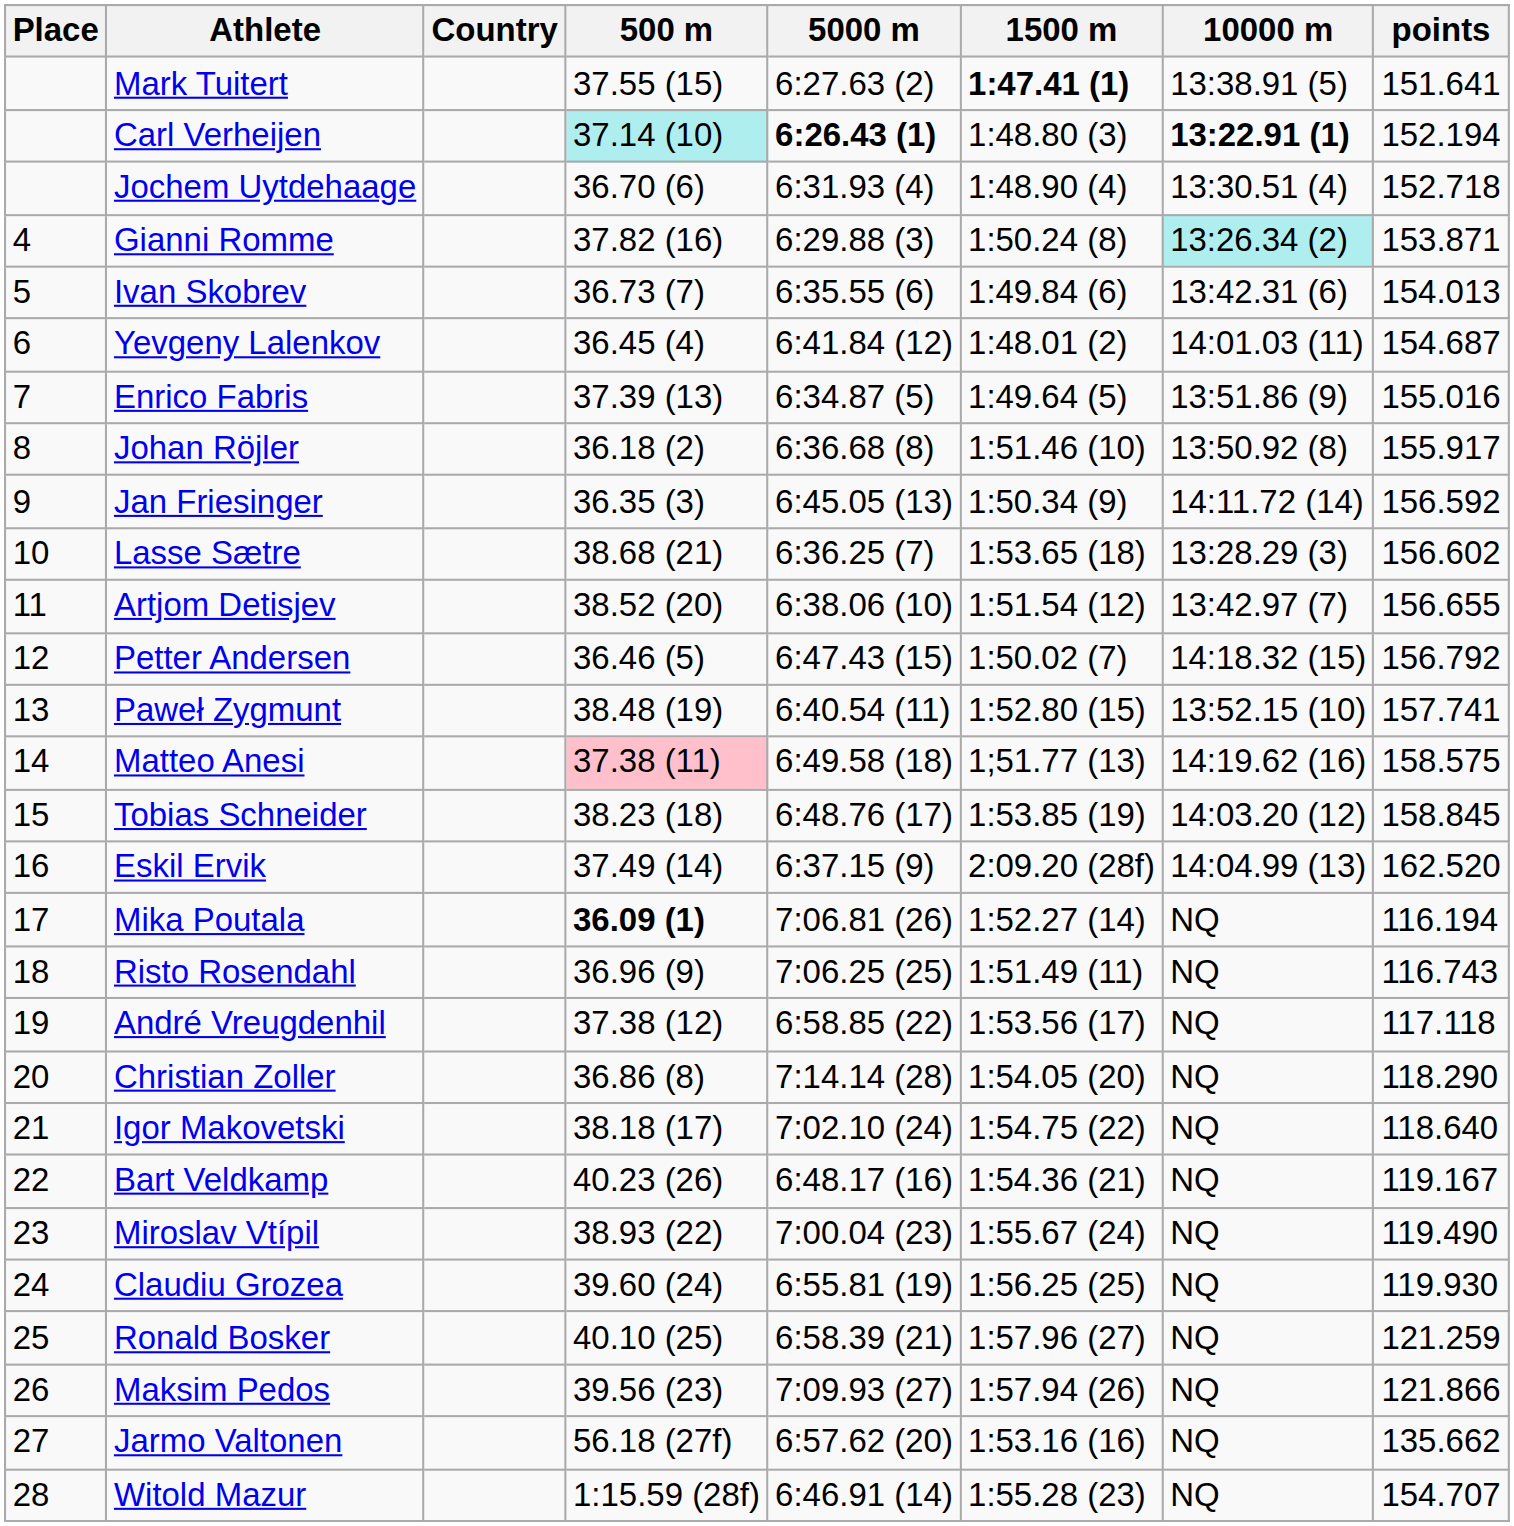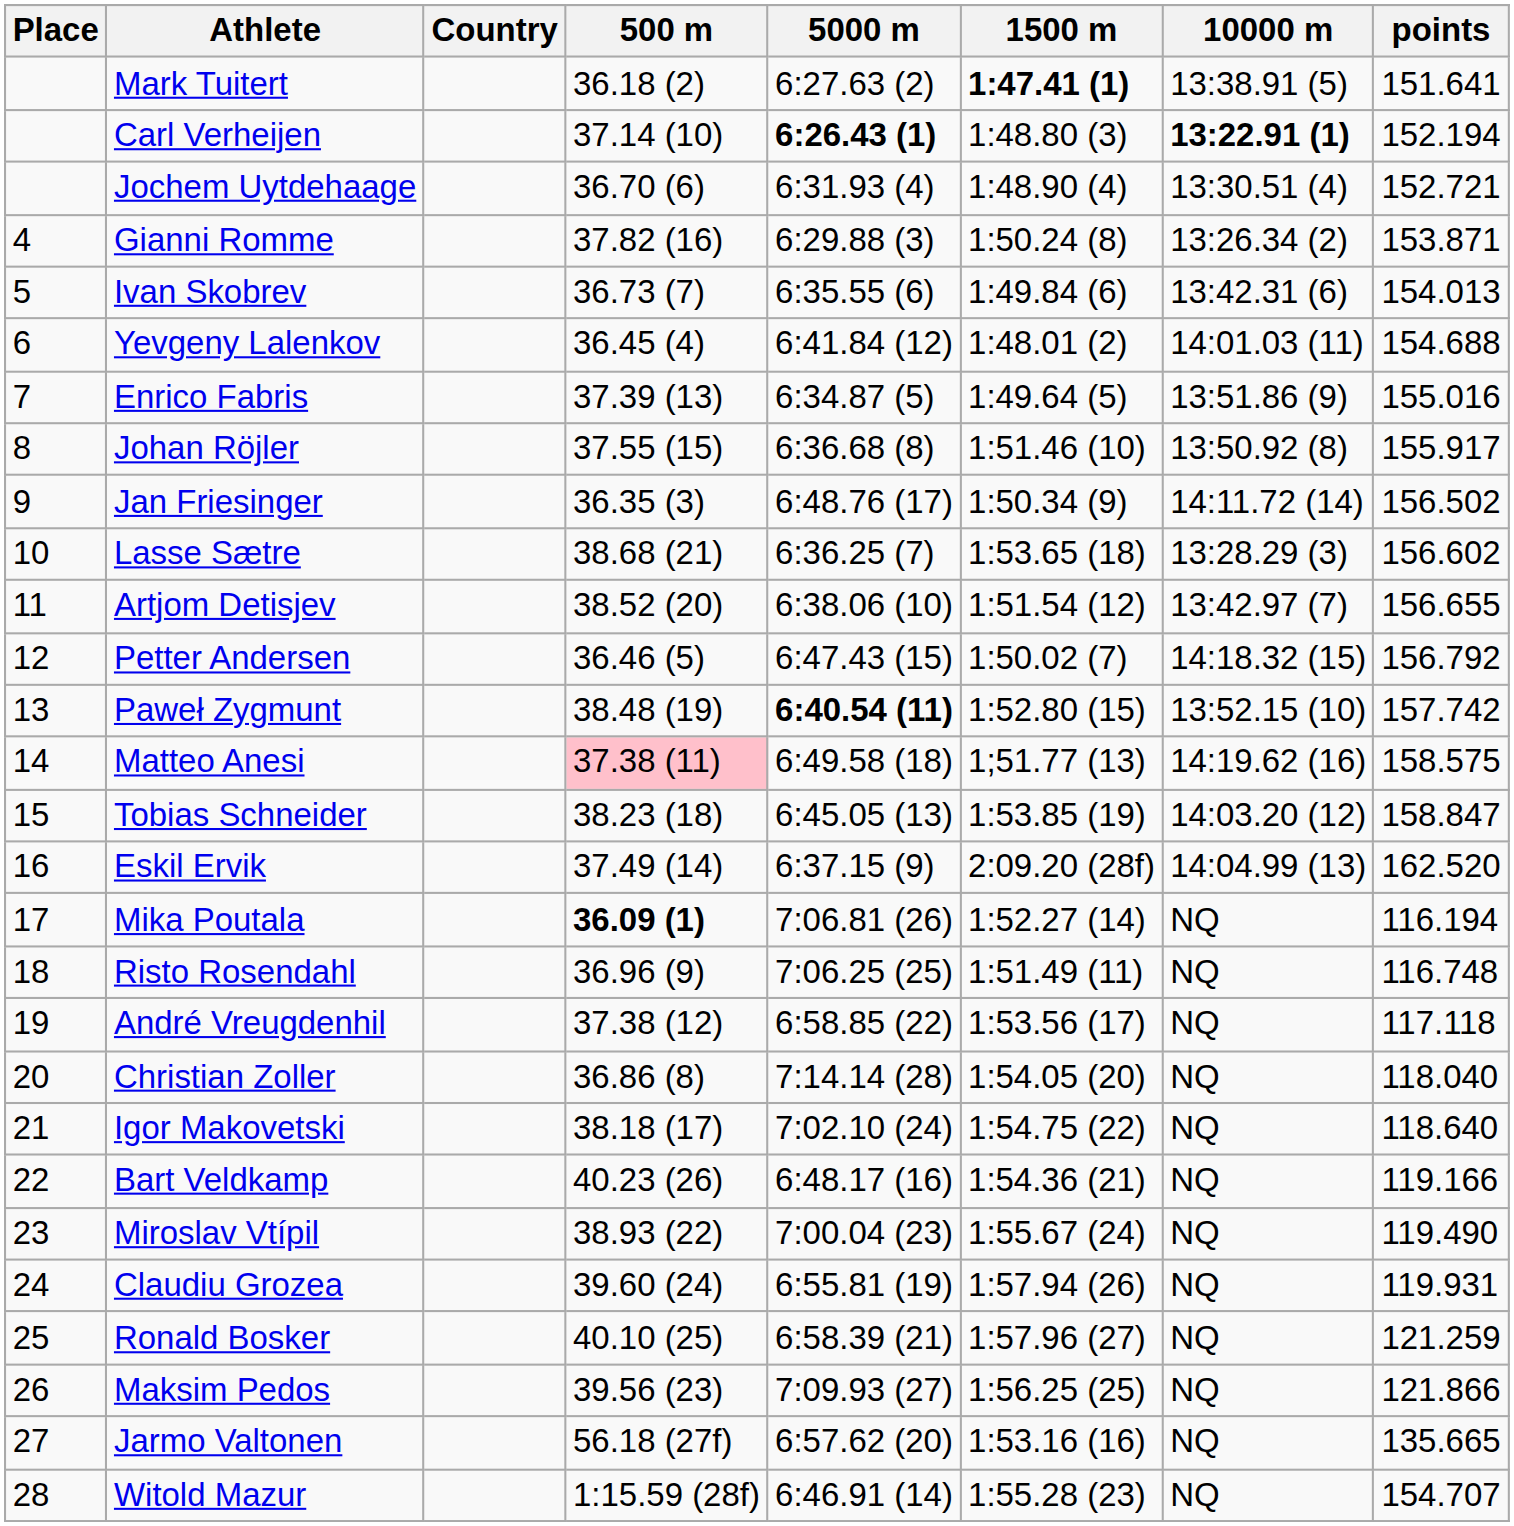(648, 82) 37.55 (15) -> (639, 82) 36.18 (2)
(648, 135) paleturquoise background -> (648, 135) no background
(1441, 187) 152.718 -> (1441, 187) 152.721
(1259, 239) paleturquoise background -> (1259, 239) no background
(1441, 344) 154.687 -> (1441, 344) 154.688
(639, 448) 36.18 (2) -> (648, 448) 37.55 (15)
(864, 501) 6:45.05 (13) -> (864, 501) 6:48.76 (17)
(1441, 501) 156.592 -> (1441, 501) 156.502
(863, 710) normal -> (864, 710) bold
(1441, 710) 157.741 -> (1441, 710) 157.742
(864, 814) 6:48.76 (17) -> (864, 814) 6:45.05 (13)
(1441, 814) 158.845 -> (1441, 814) 158.847
(1440, 971) 116.743 -> (1440, 971) 116.748
(1440, 1076) 118.290 -> (1440, 1076) 118.040
(1440, 1180) 119.167 -> (1440, 1180) 119.166
(1057, 1285) 1:56.25 (25) -> (1057, 1285) 1:57.94 (26)
(1440, 1285) 119.930 -> (1440, 1285) 119.931
(1057, 1389) 1:57.94 (26) -> (1057, 1389) 1:56.25 (25)
(1441, 1441) 135.662 -> (1441, 1441) 135.665
